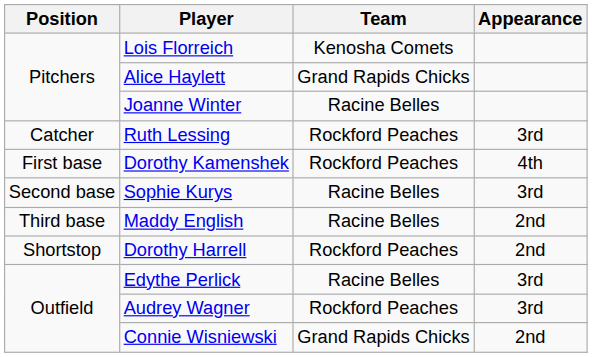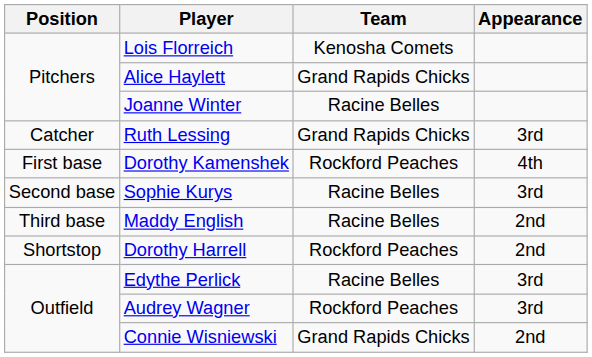(384, 134) Rockford Peaches -> (384, 134) Grand Rapids Chicks
